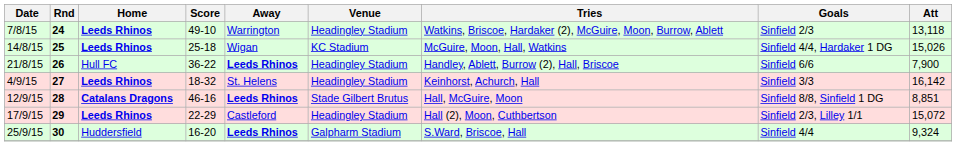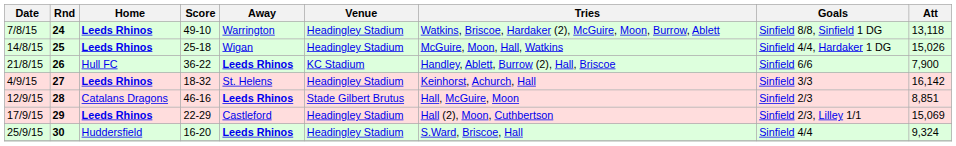(787, 30) Sinfield 2/3 -> (821, 30) Sinfield 8/8, Sinfield 1 DG
(340, 47) KC Stadium -> (355, 47) Headingley Stadium
(359, 64) Headingley Stadium -> (336, 64) KC Stadium
(127, 99) bold -> (125, 99) normal
(822, 99) Sinfield 8/8, Sinfield 1 DG -> (786, 99) Sinfield 2/3
(928, 116) 15,072 -> (928, 116) 15,069
(356, 133) Galpharm Stadium -> (355, 133) Headingley Stadium
